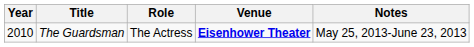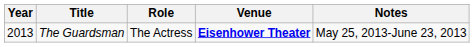(20, 32) 2010 -> (20, 32) 2013
